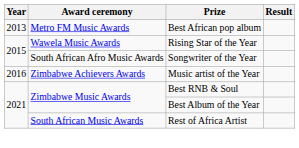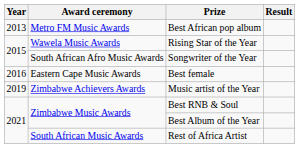- row: (16, 74)
+ row: (16, 74)
+ row: (16, 89)
